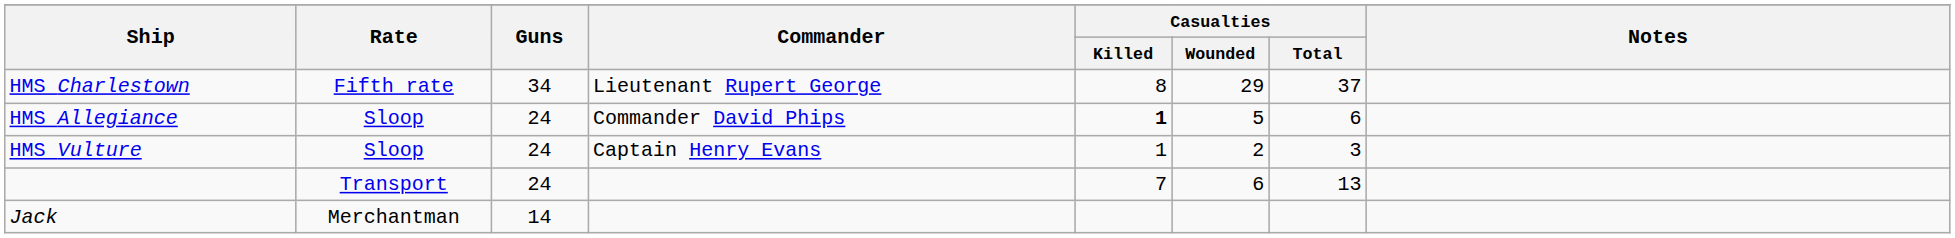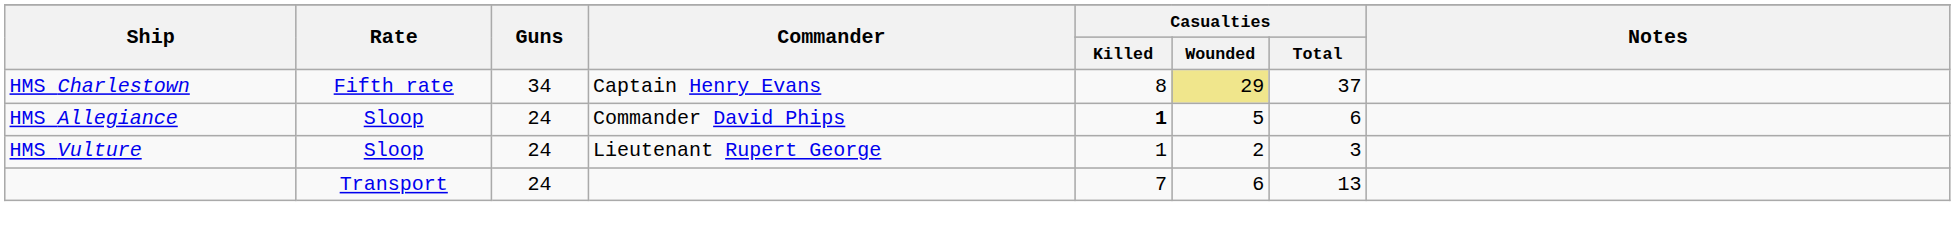(737, 86) Lieutenant Rupert George -> (707, 86) Captain Henry Evans
(1252, 86) no background -> (1252, 86) khaki background
(707, 152) Captain Henry Evans -> (737, 152) Lieutenant Rupert George
- row: (34, 217)
